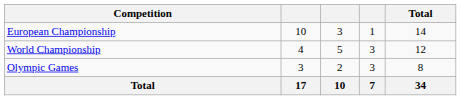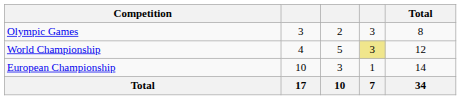rows swapped: (43, 68) <-> (61, 31)
(372, 50) no background -> (372, 50) khaki background
